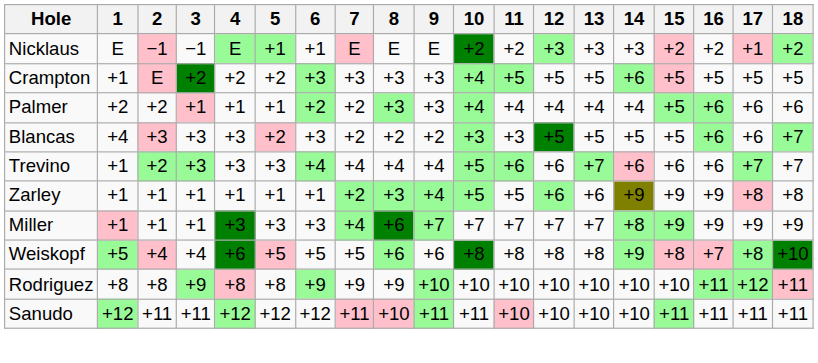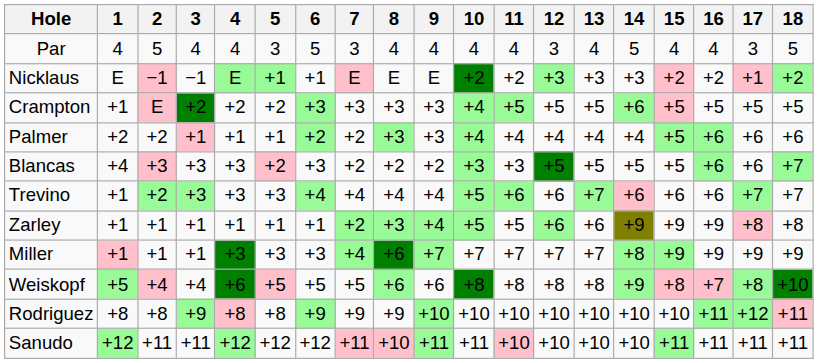+ row: (51, 48)
